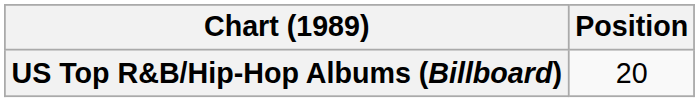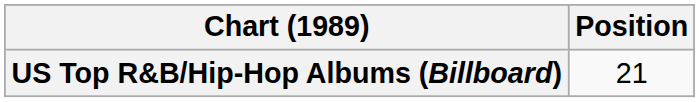(632, 72) 20 -> (632, 72) 21
